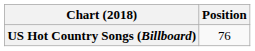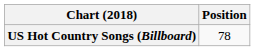(224, 35) 76 -> (224, 35) 78
